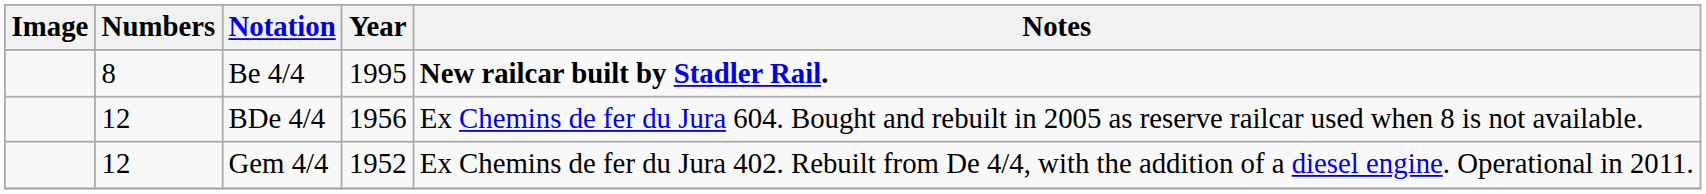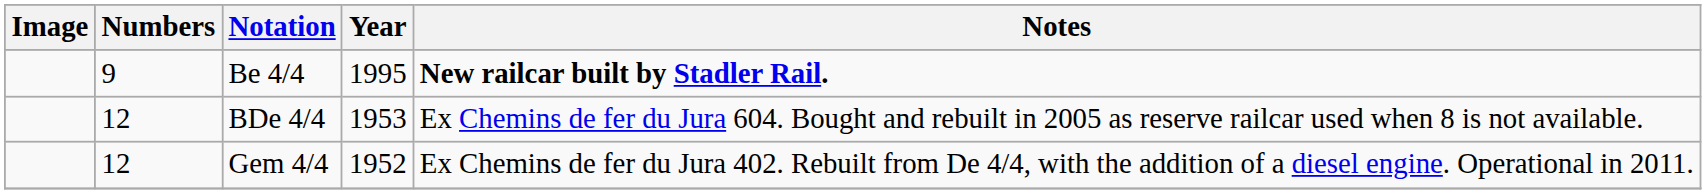(109, 73) 8 -> (109, 73) 9
(378, 118) 1956 -> (378, 118) 1953
